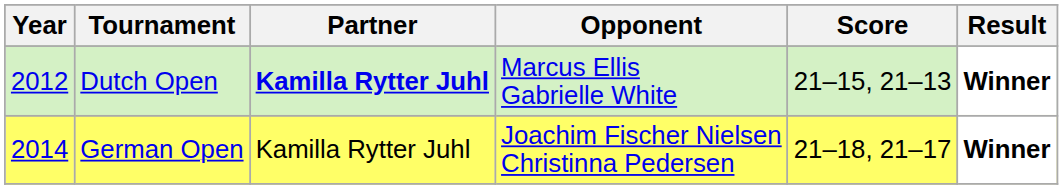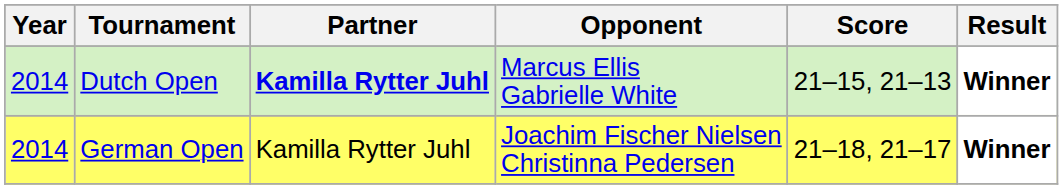(40, 81) 2012 -> (40, 81) 2014
